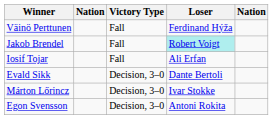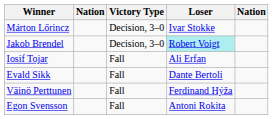rows swapped: (39, 28) <-> (38, 91)
(117, 43) Fall -> (137, 43) Decision, 3–0
(137, 75) Decision, 3–0 -> (117, 75) Fall
(137, 106) Decision, 3–0 -> (117, 106) Fall
